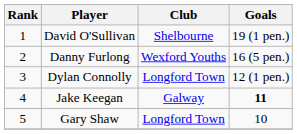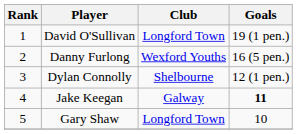(184, 35) Shelbourne -> (184, 35) Longford Town
(184, 77) Longford Town -> (184, 77) Shelbourne
